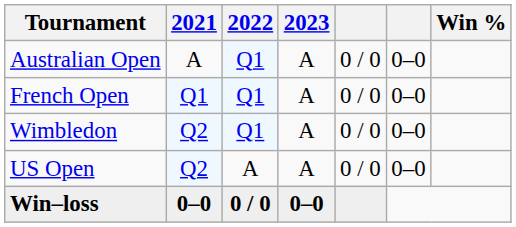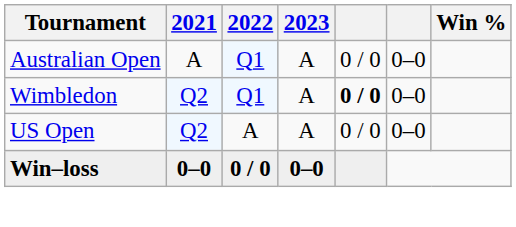- row: (69, 95)
(360, 131) normal -> (360, 95) bold
